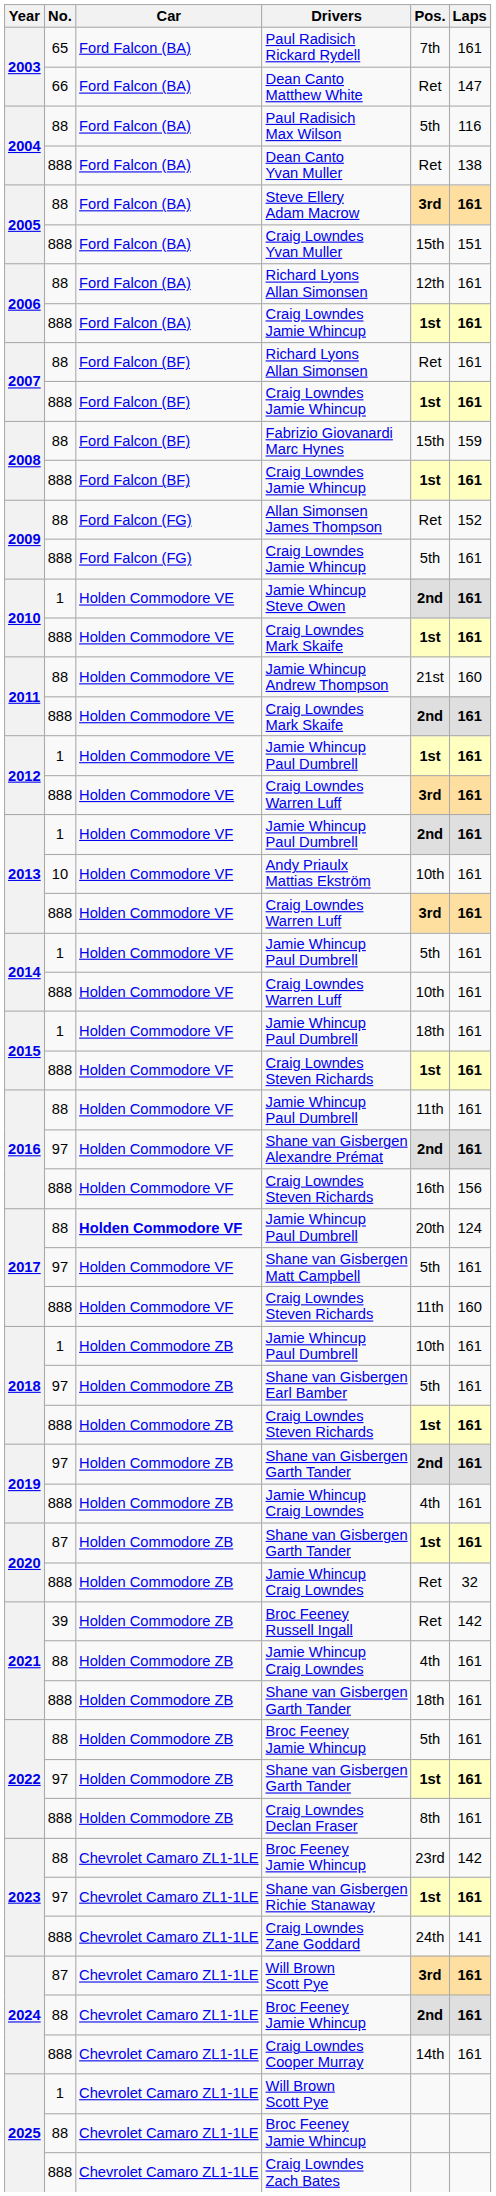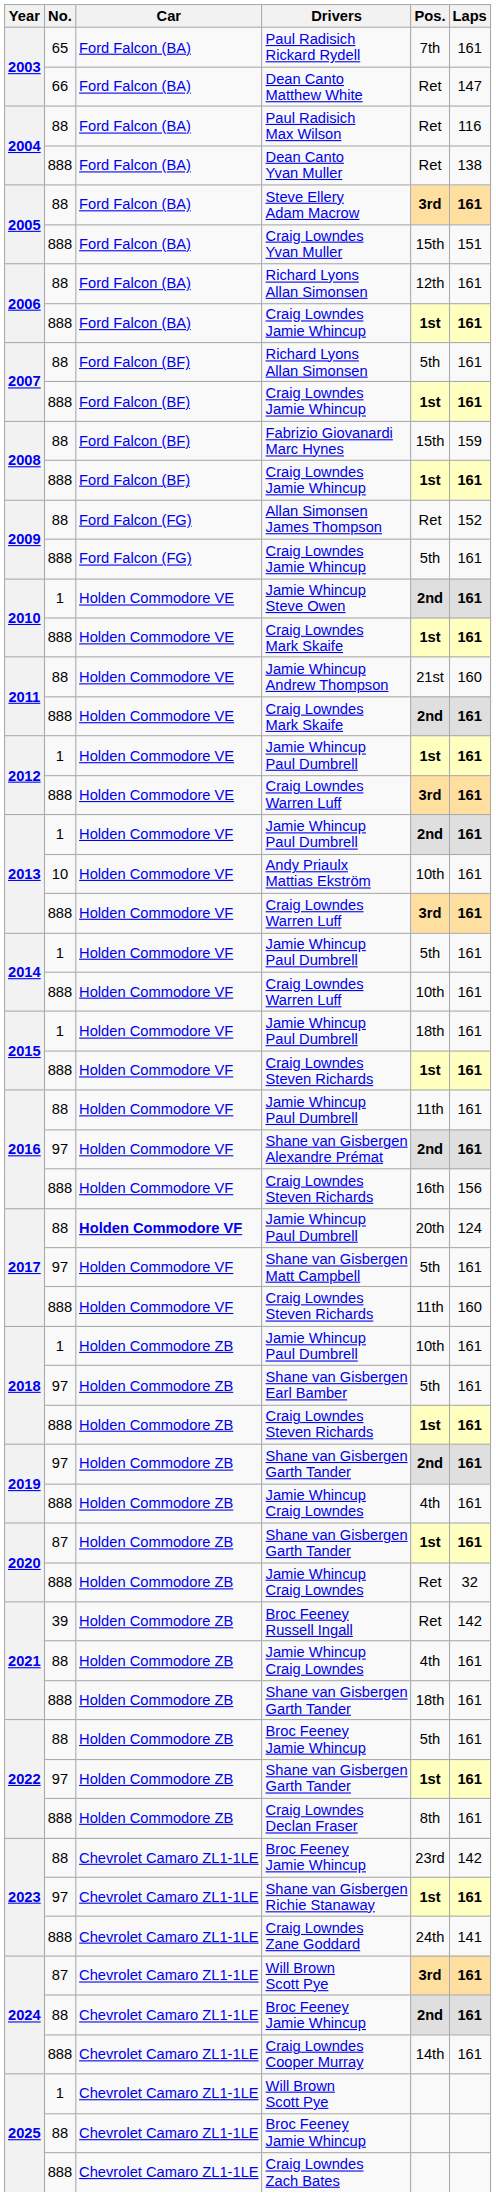(430, 126) 5th -> (430, 126) Ret
(430, 362) Ret -> (430, 362) 5th
